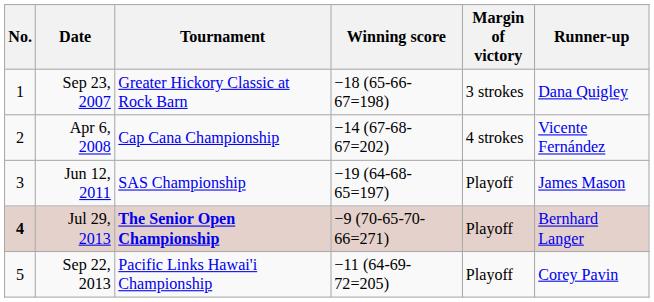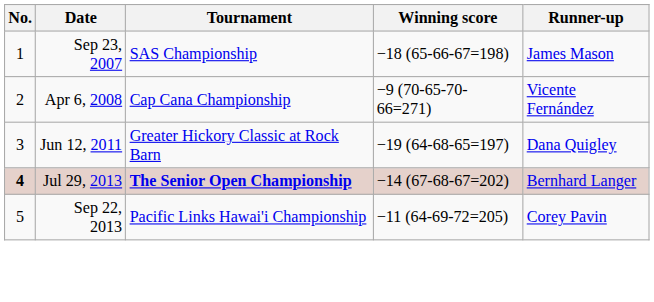- column: (498, 37)
(204, 92) Greater Hickory Classic at Rock Barn -> (193, 54) SAS Championship
(583, 92) Dana Quigley -> (570, 54) James Mason
(373, 137) −14 (67-68-67=202) -> (422, 99) −9 (70-65-70-66=271)
(182, 183) SAS Championship -> (234, 145) Greater Hickory Classic at Rock Barn
(582, 183) James Mason -> (572, 145) Dana Quigley
(380, 229) −9 (70-65-70-66=271) -> (443, 181) −14 (67-68-67=202)
